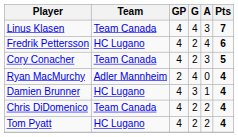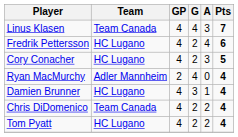(125, 60) Team Canada -> (119, 60) HC Lugano
